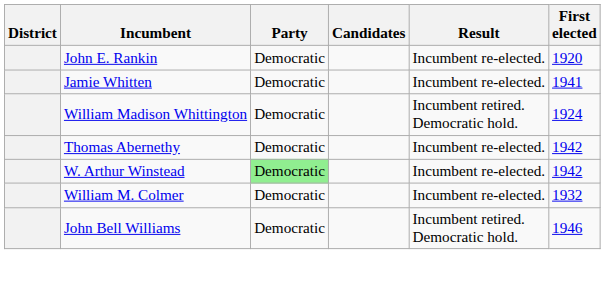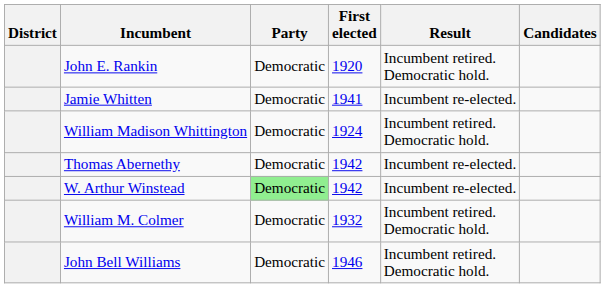columns swapped: (574, 25) <-> (369, 33)
(479, 57) Incumbent re-elected. -> (440, 66) Incumbent retired. Democratic hold.
(479, 195) Incumbent re-elected. -> (440, 221) Incumbent retired. Democratic hold.
